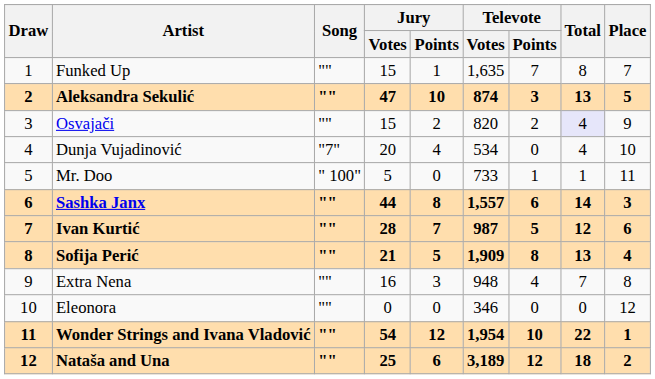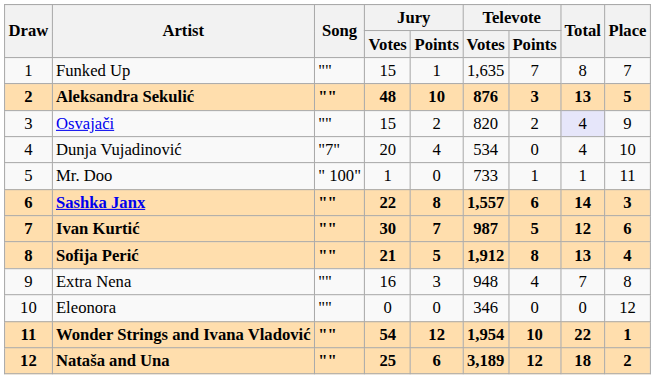(388, 96) 47 -> (388, 96) 48
(486, 96) 874 -> (486, 96) 876
(388, 176) 5 -> (388, 176) 1
(388, 202) 44 -> (388, 202) 22
(388, 228) 28 -> (388, 228) 30
(486, 255) 1,909 -> (486, 255) 1,912
